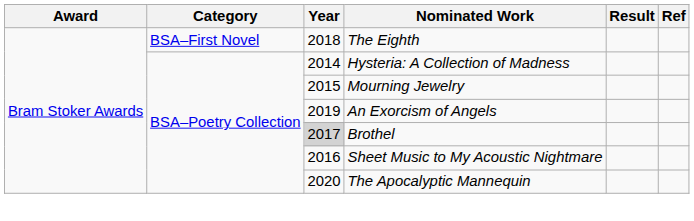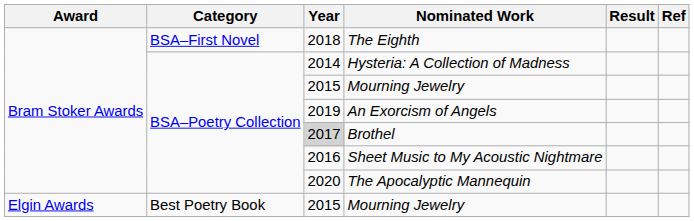+ row: (208, 205)
